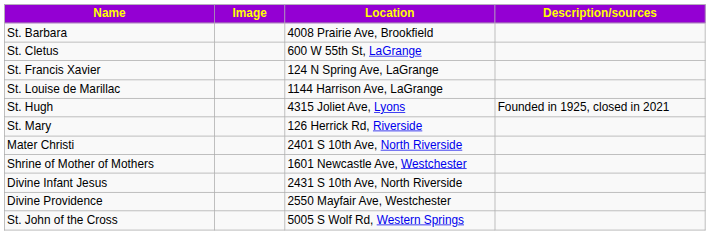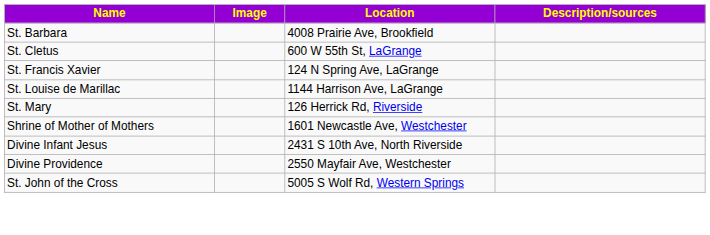- row: (30, 107)
- row: (41, 145)
